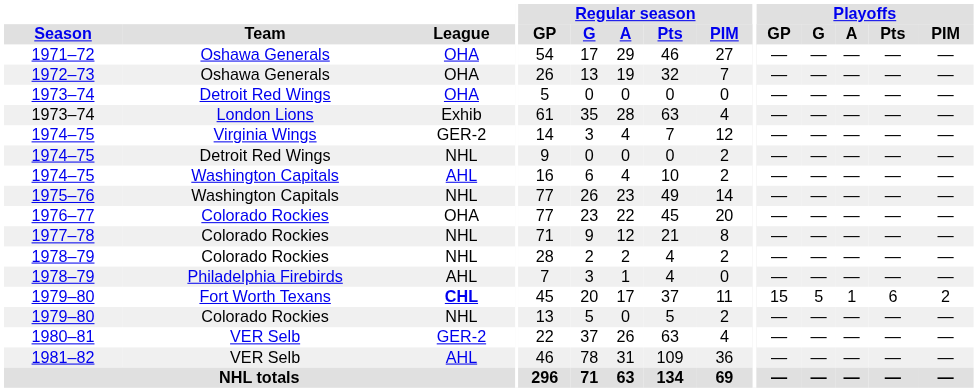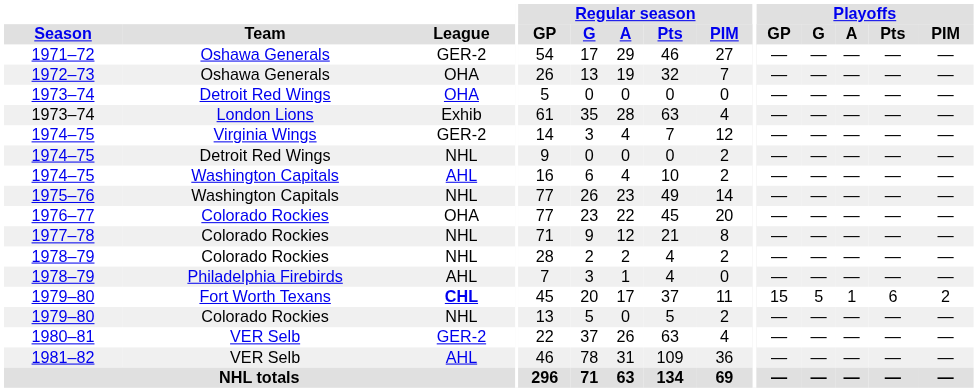(461, 54) OHA -> (461, 54) GER-2
